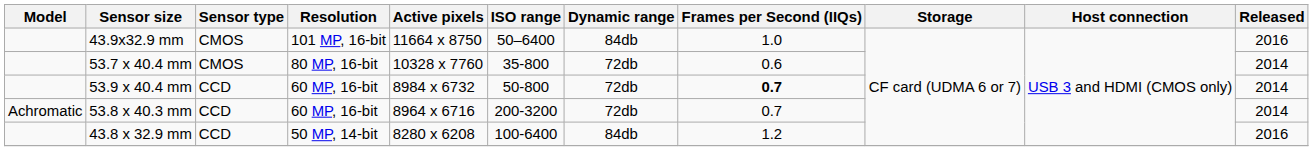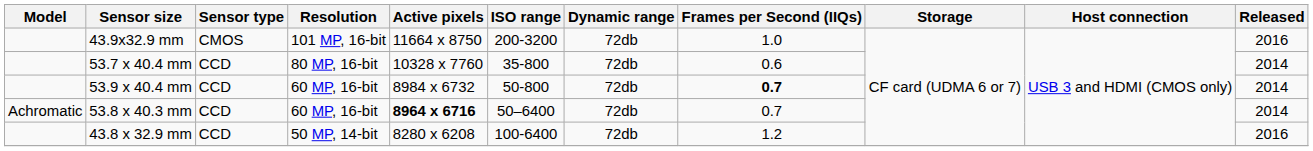(526, 40) 50–6400 -> (526, 40) 200-3200
(621, 40) 84db -> (621, 40) 72db
(221, 64) CMOS -> (215, 64) CCD
(434, 111) normal -> (434, 111) bold
(526, 111) 200-3200 -> (526, 111) 50–6400
(621, 134) 84db -> (621, 134) 72db
